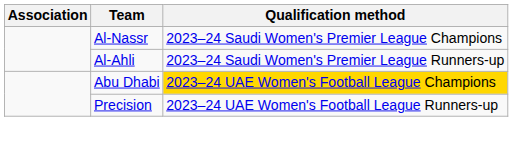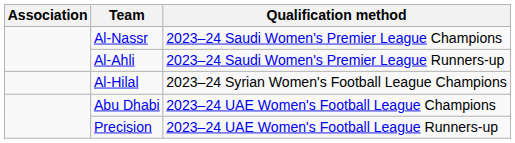+ row: (116, 82)
(331, 82) gold background -> (331, 104) no background
